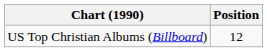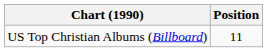(236, 36) 12 -> (236, 36) 11
